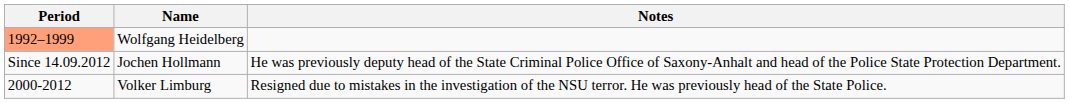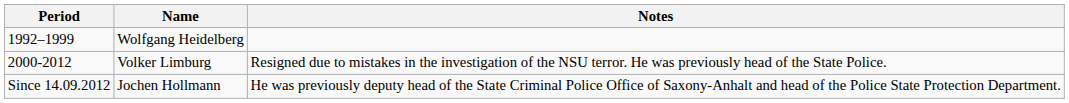(41, 39) lightsalmon background -> (41, 39) no background
rows swapped: (164, 86) <-> (169, 62)
